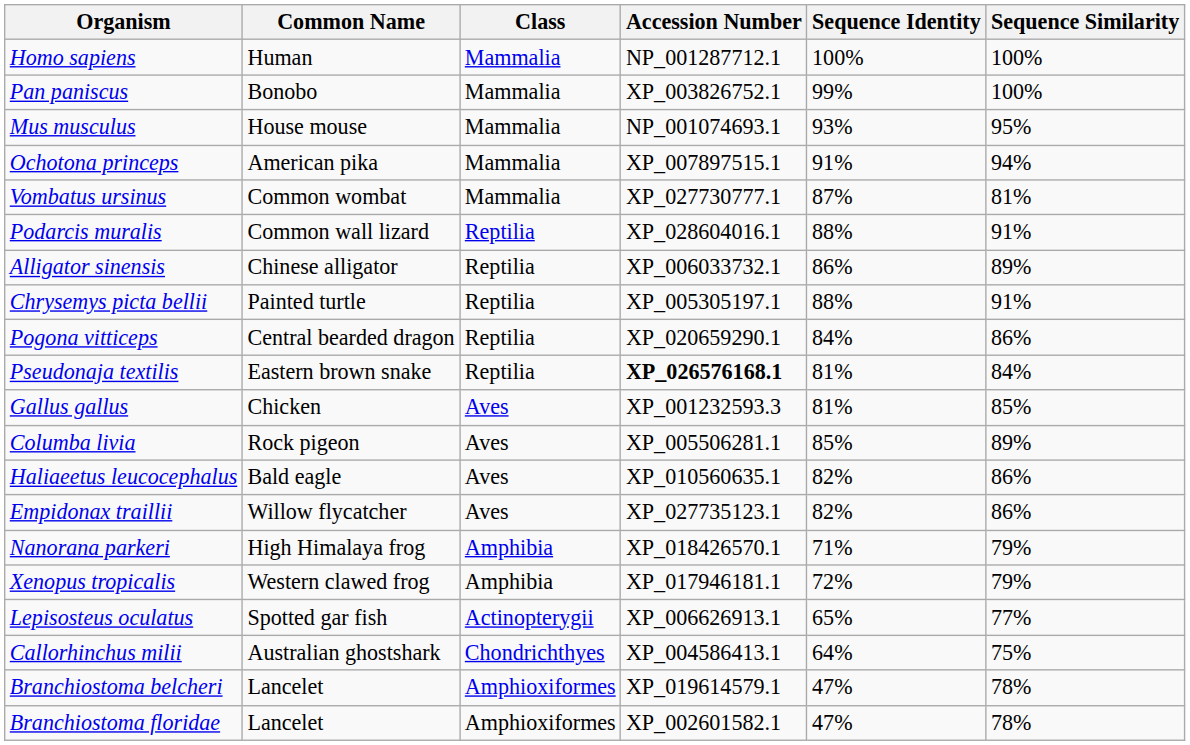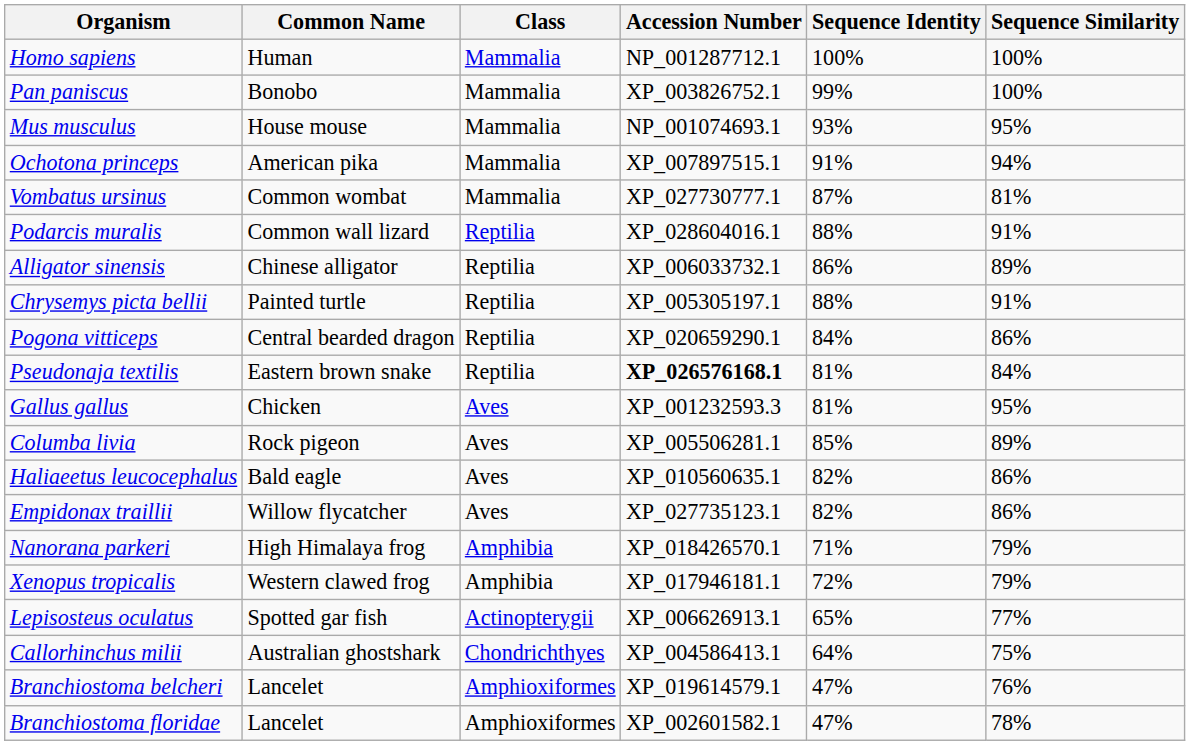(1011, 407) 85% -> (1011, 407) 95%
(1011, 687) 78% -> (1011, 687) 76%
